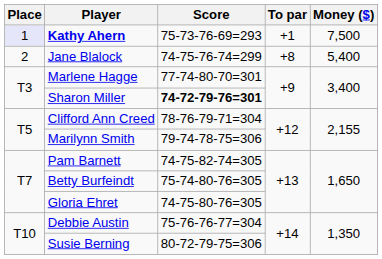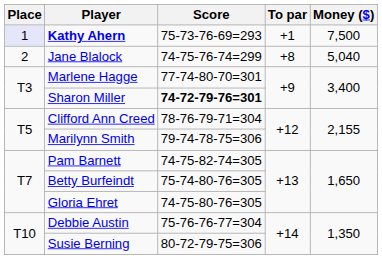(344, 56) 5,400 -> (344, 56) 5,040
